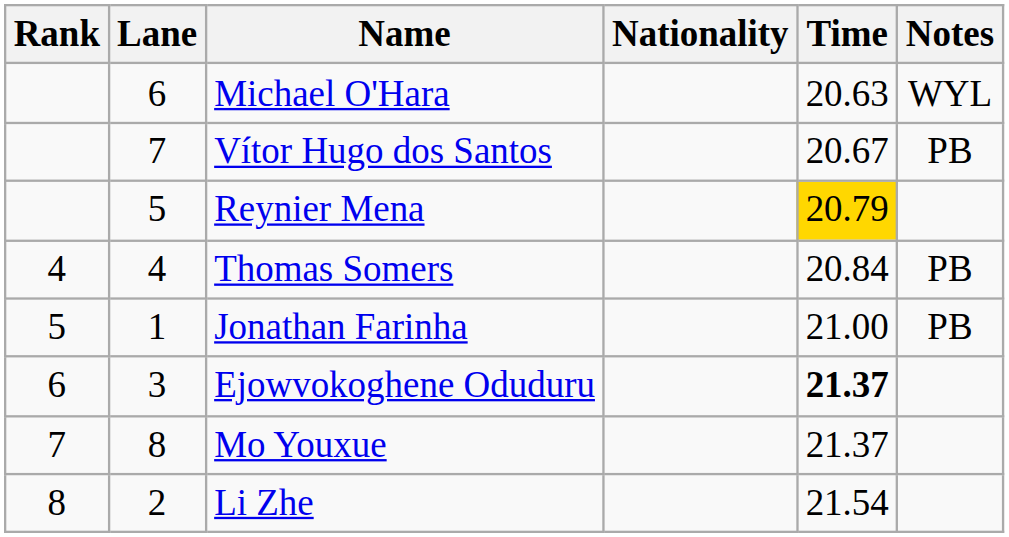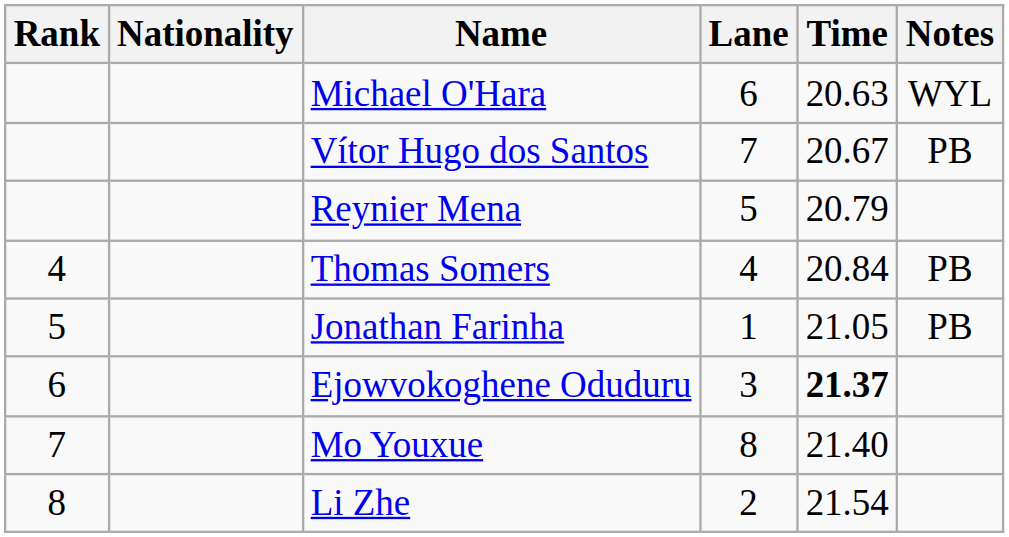columns swapped: (157, 33) <-> (700, 33)
(847, 209) gold background -> (847, 209) no background
(847, 326) 21.00 -> (847, 326) 21.05
(847, 444) 21.37 -> (847, 444) 21.40
